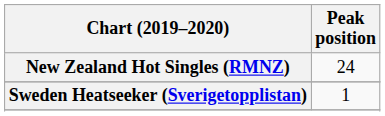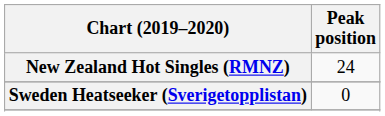(346, 95) 1 -> (346, 95) 0
